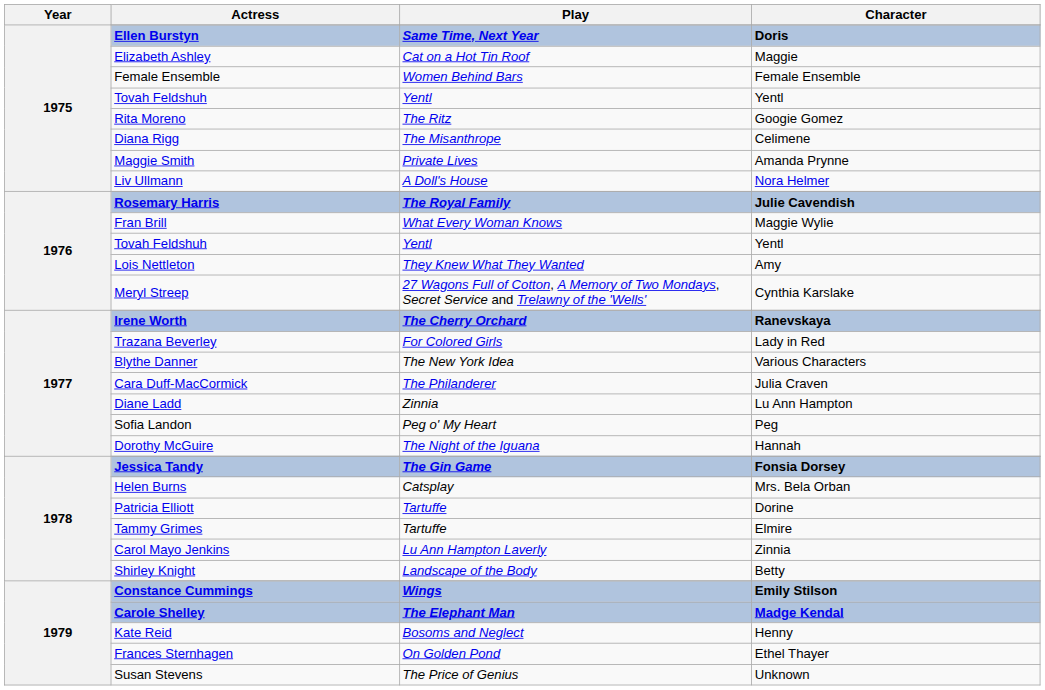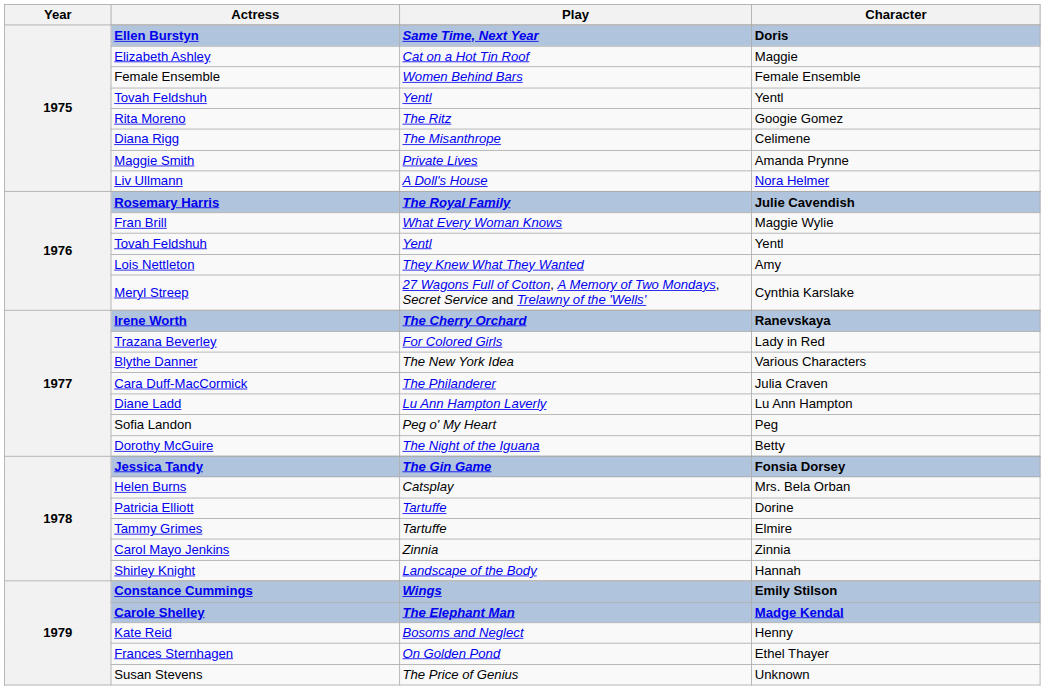(420, 404) Zinnia -> (474, 404) Lu Ann Hampton Laverly
(778, 445) Hannah -> (770, 445) Betty
(474, 549) Lu Ann Hampton Laverly -> (420, 549) Zinnia
(770, 570) Betty -> (778, 570) Hannah
